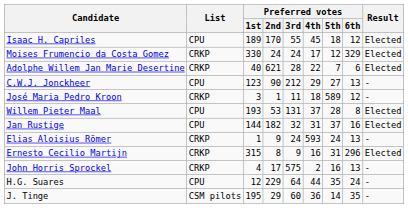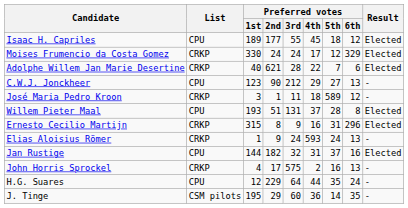(273, 40) 170 -> (273, 40) 177
(276, 111) 53 -> (276, 111) 51
rows swapped: (67, 153) <-> (35, 125)
